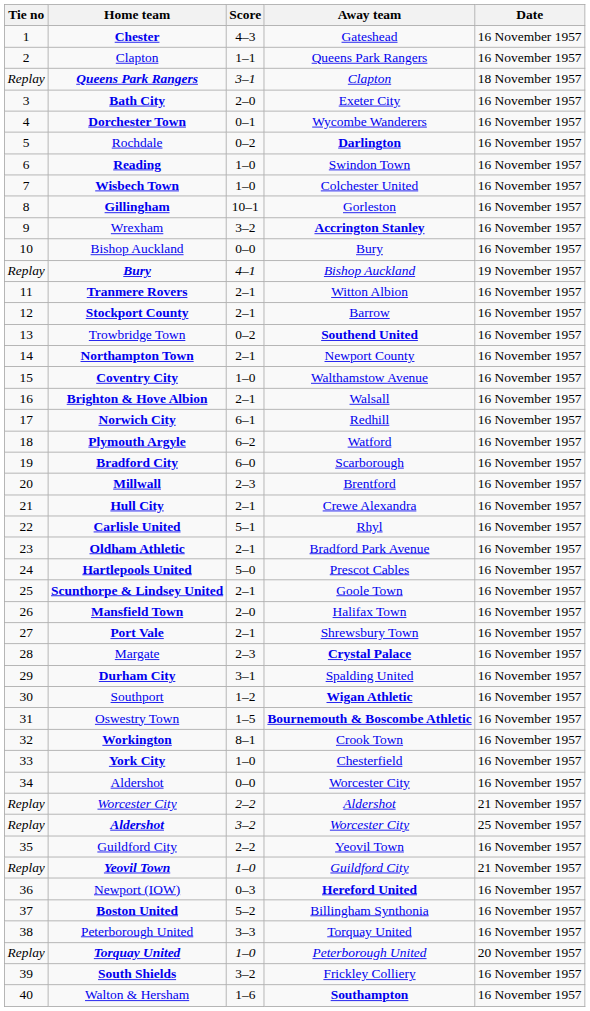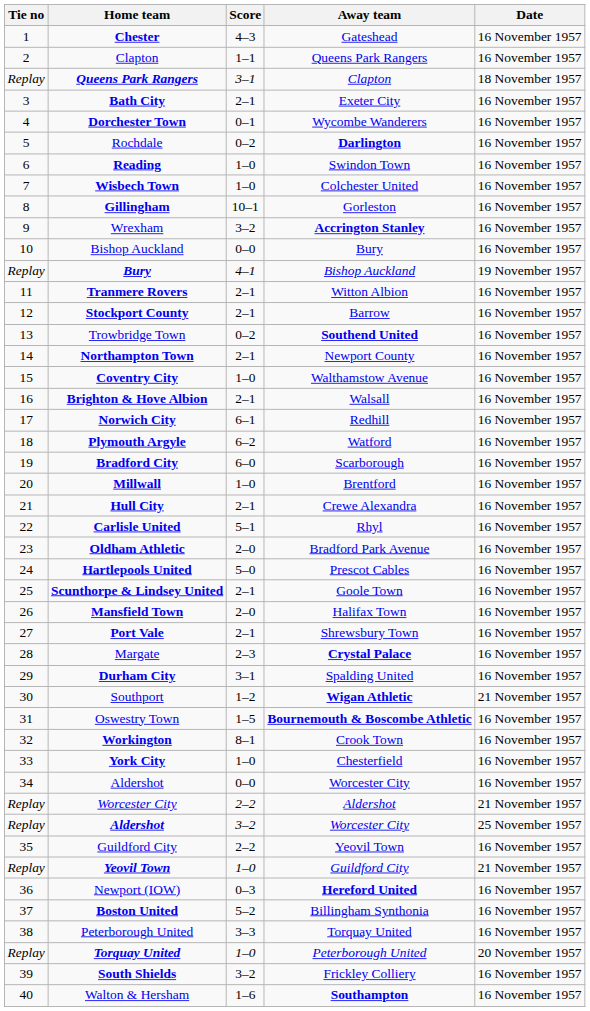(245, 100) 2–0 -> (245, 100) 2–1
(245, 484) 2–3 -> (245, 484) 1–0
(245, 548) 2–1 -> (245, 548) 2–0
(530, 697) 16 November 1957 -> (530, 697) 21 November 1957
